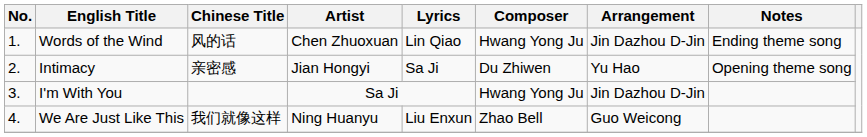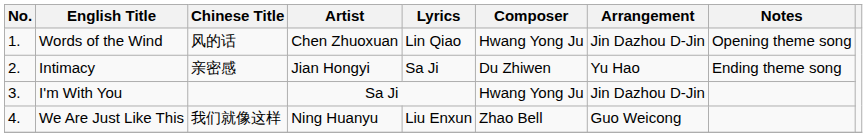(777, 41) Ending theme song -> (782, 41) Opening theme song
(782, 68) Opening theme song -> (777, 68) Ending theme song
